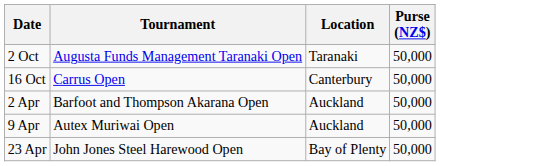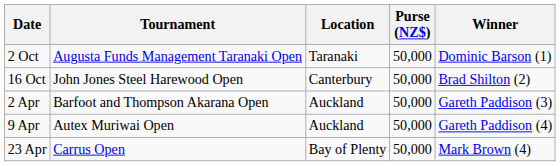+ column: (495, 24)
(89, 79) Carrus Open -> (148, 79) John Jones Steel Harewood Open
(148, 149) John Jones Steel Harewood Open -> (89, 149) Carrus Open
